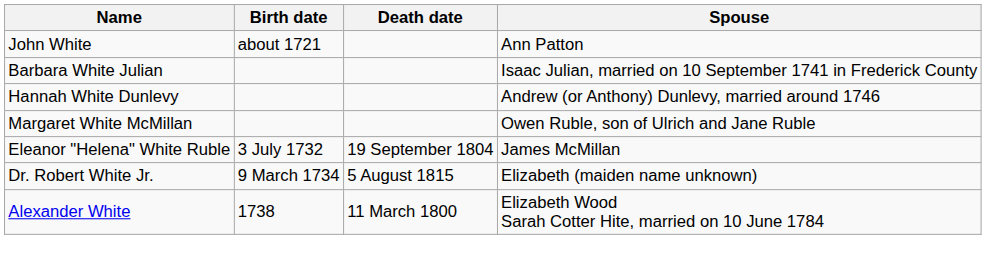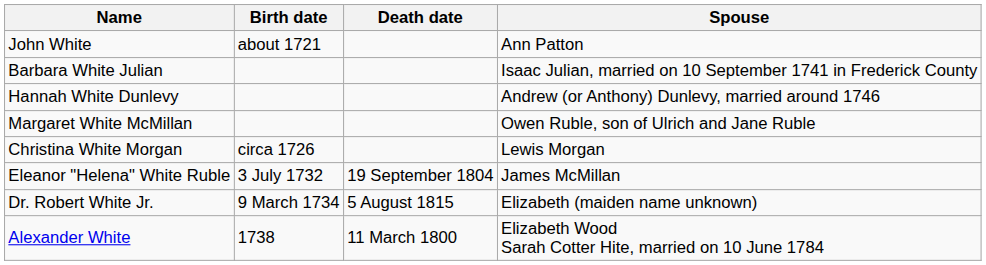+ row: (95, 149)
